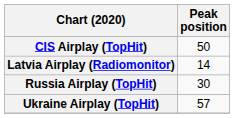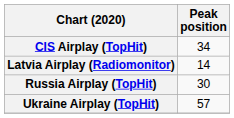(204, 46) 50 -> (204, 46) 34
